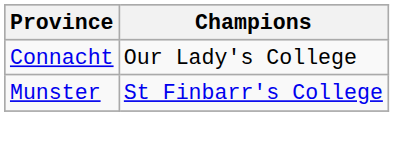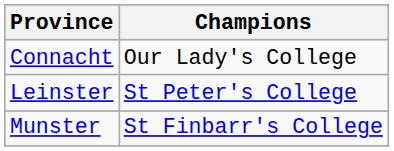+ row: (62, 93)
